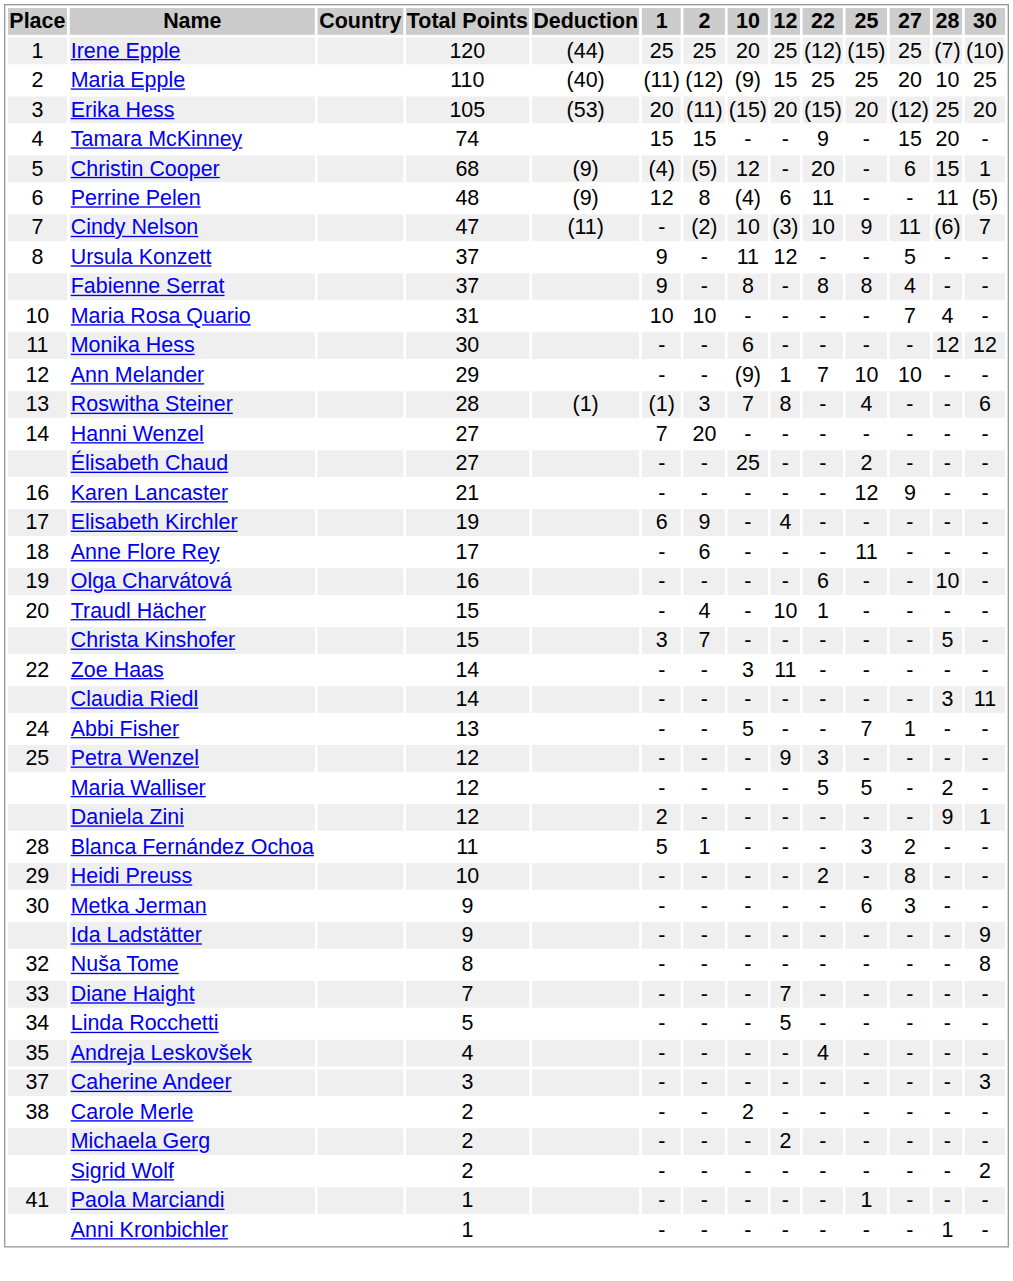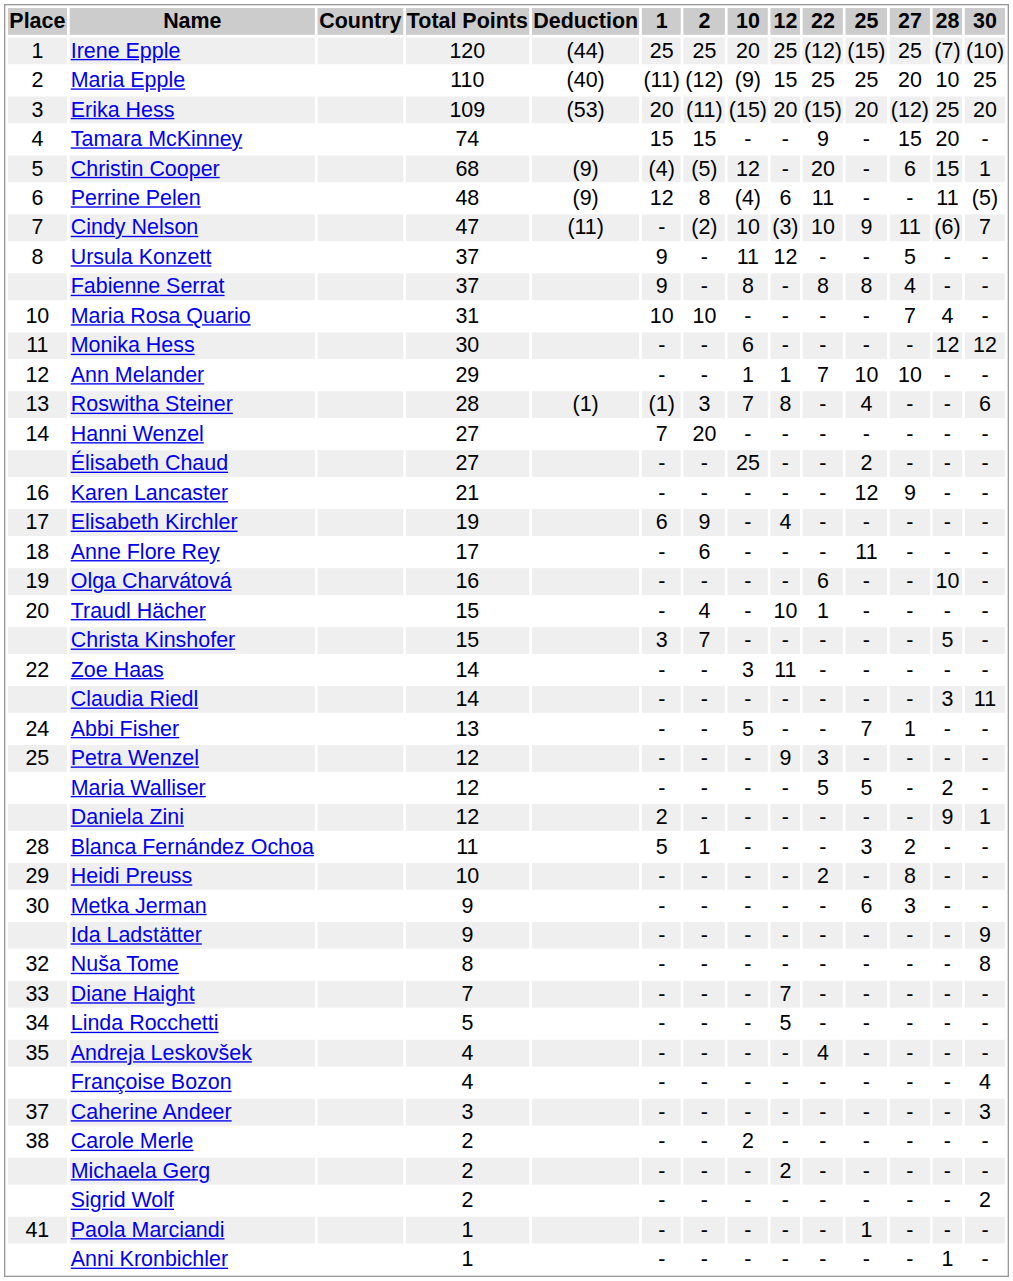(467, 109) 105 -> (467, 109) 109
(748, 375) (9) -> (748, 375) 1
+ row: (151, 1082)
